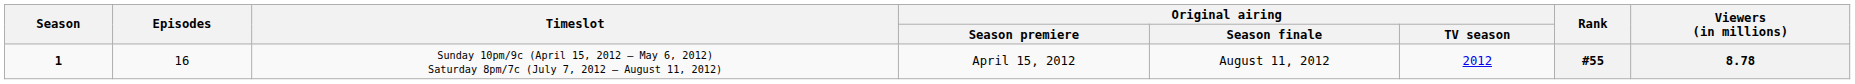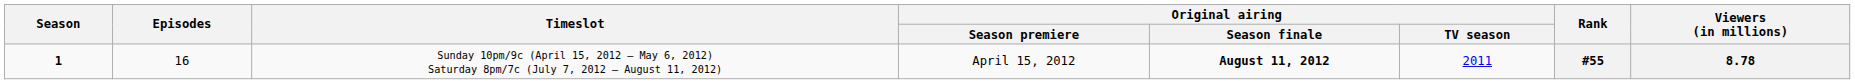(1274, 61) normal -> (1274, 61) bold
(1477, 61) 2012 -> (1477, 61) 2011
